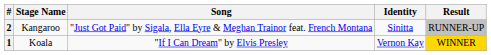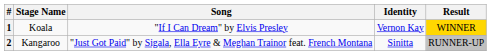rows swapped: (9, 43) <-> (9, 27)
